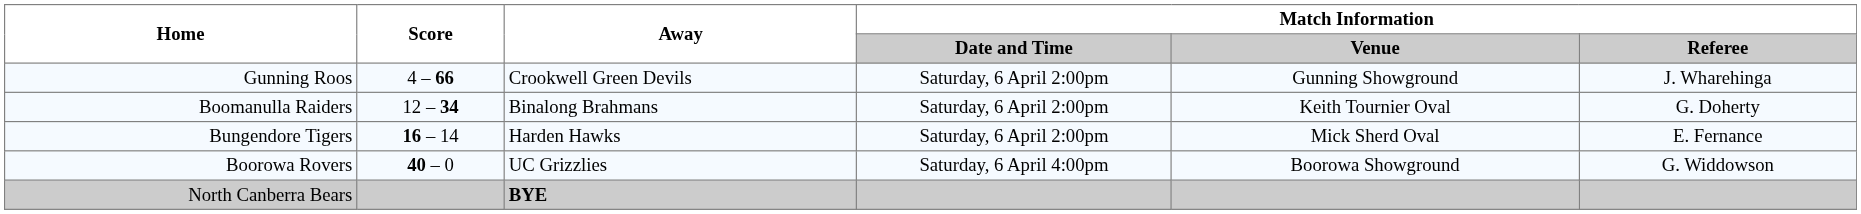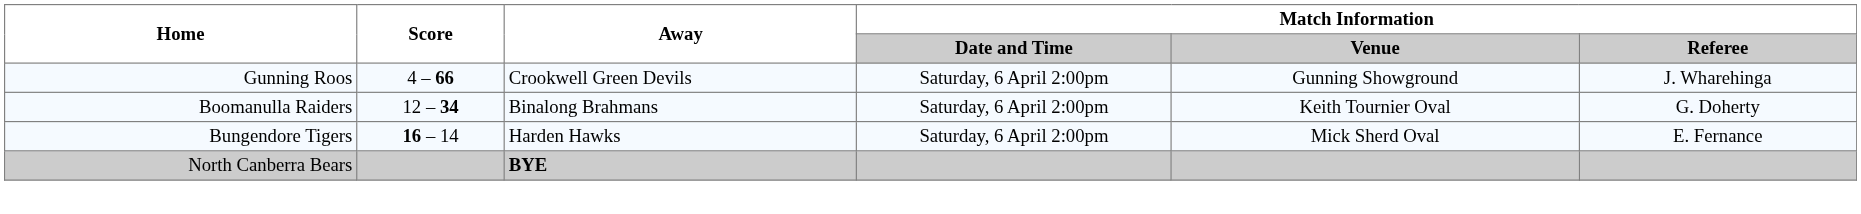- row: (289, 165)
